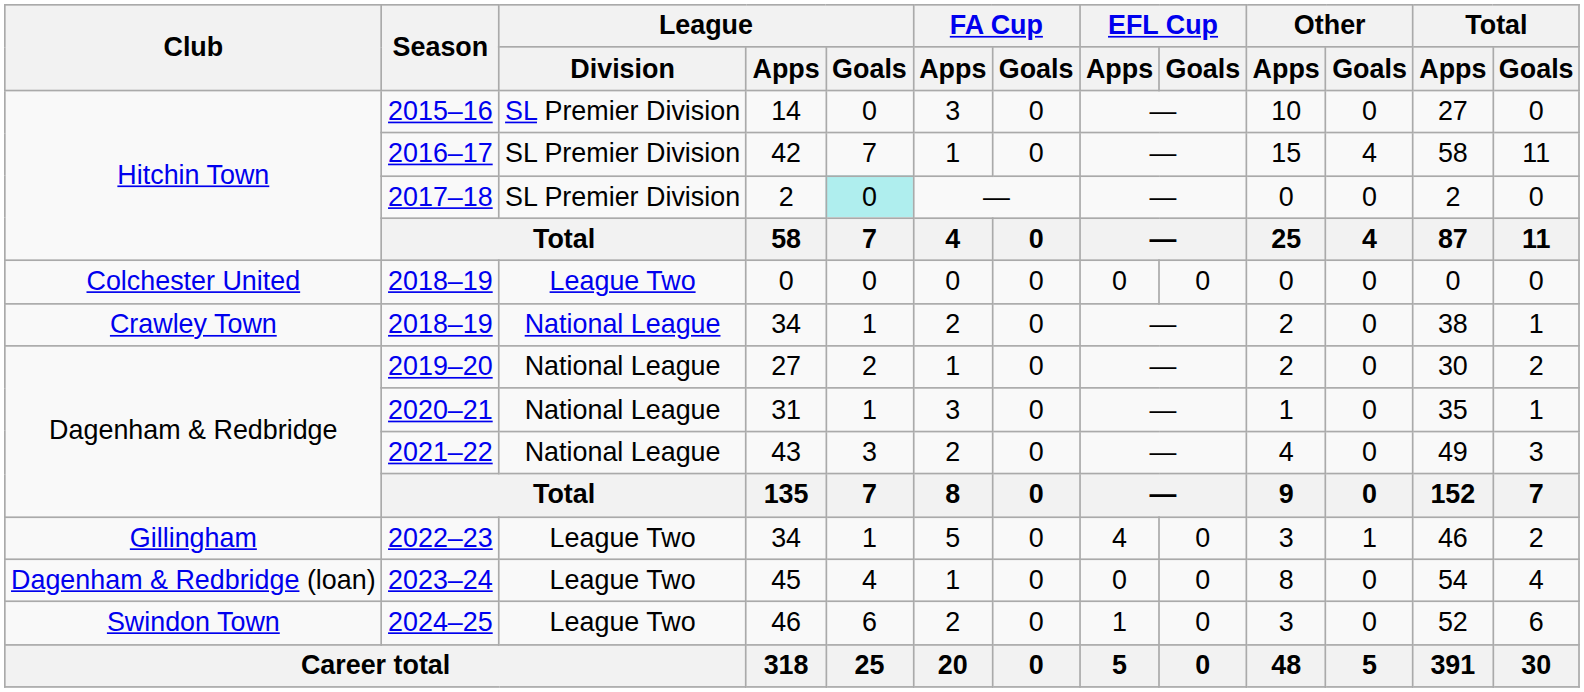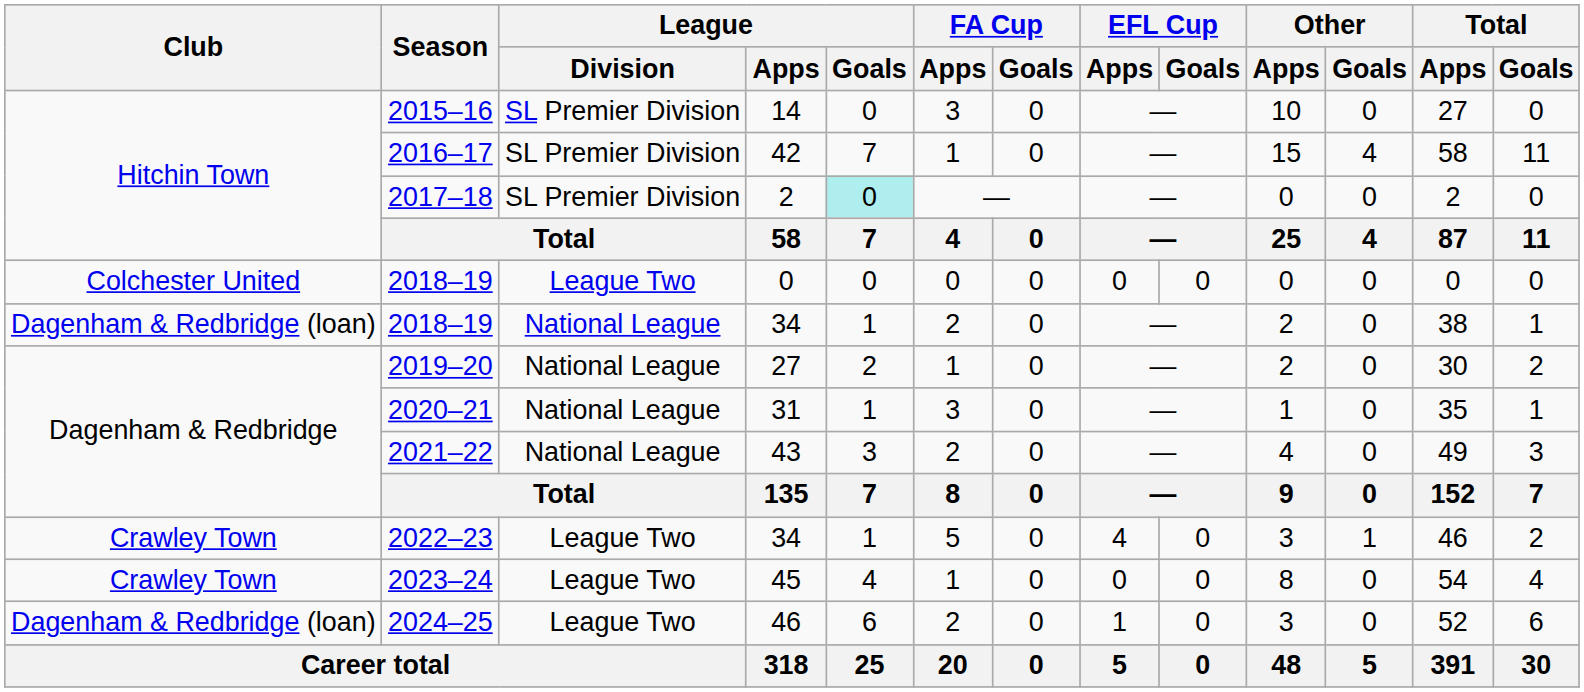(193, 324) Crawley Town -> (193, 324) Dagenham & Redbridge (loan)
(193, 537) Gillingham -> (193, 537) Crawley Town
(193, 580) Dagenham & Redbridge (loan) -> (193, 580) Crawley Town
(193, 622) Swindon Town -> (193, 622) Dagenham & Redbridge (loan)
